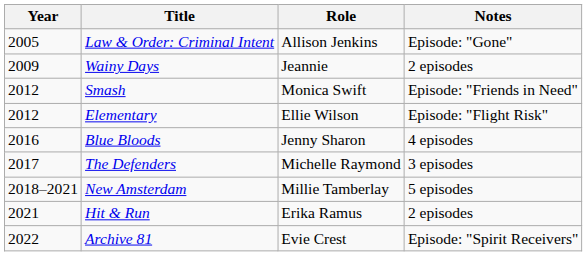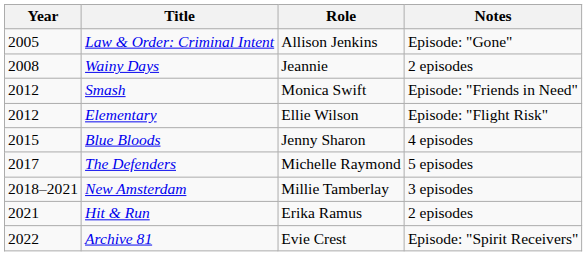(24, 66) 2009 -> (24, 66) 2008
(24, 139) 2016 -> (24, 139) 2015
(440, 164) 3 episodes -> (440, 164) 5 episodes
(440, 189) 5 episodes -> (440, 189) 3 episodes
